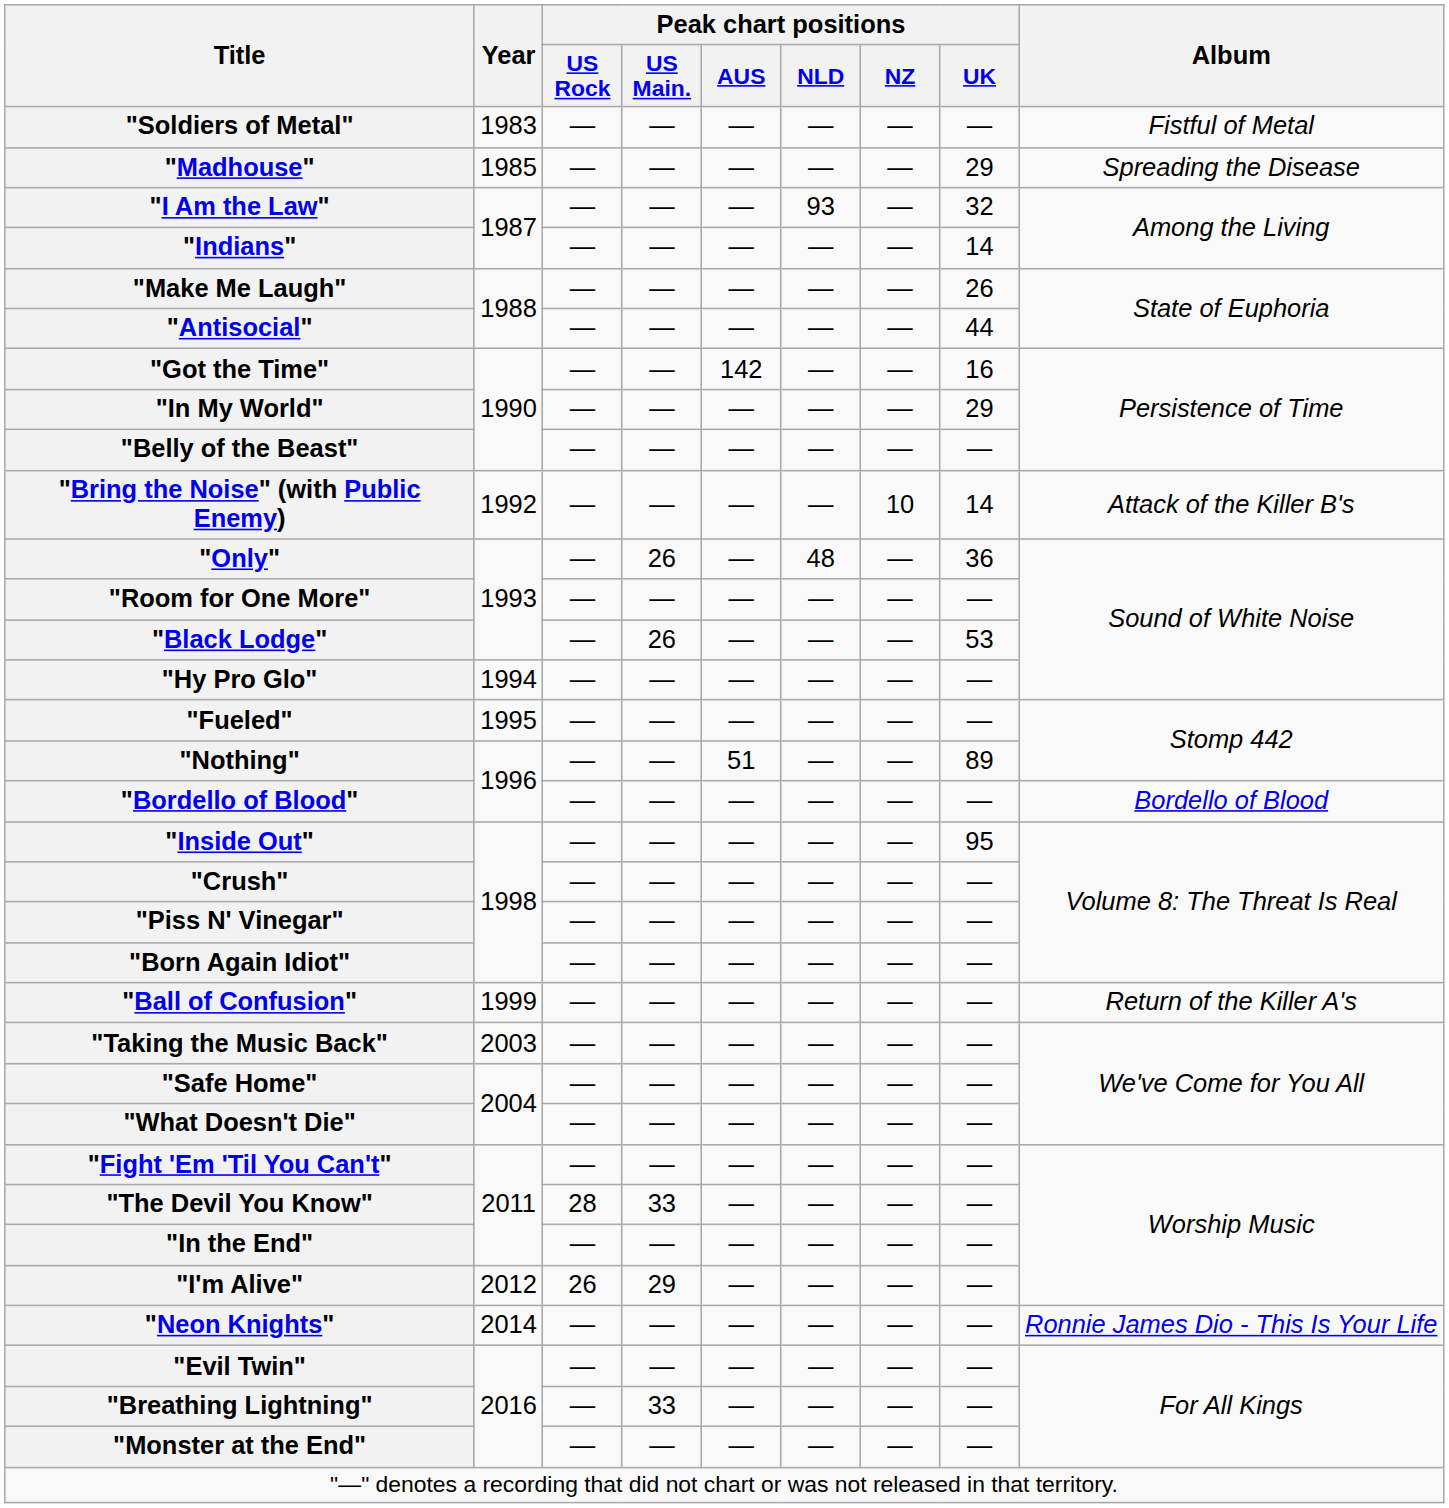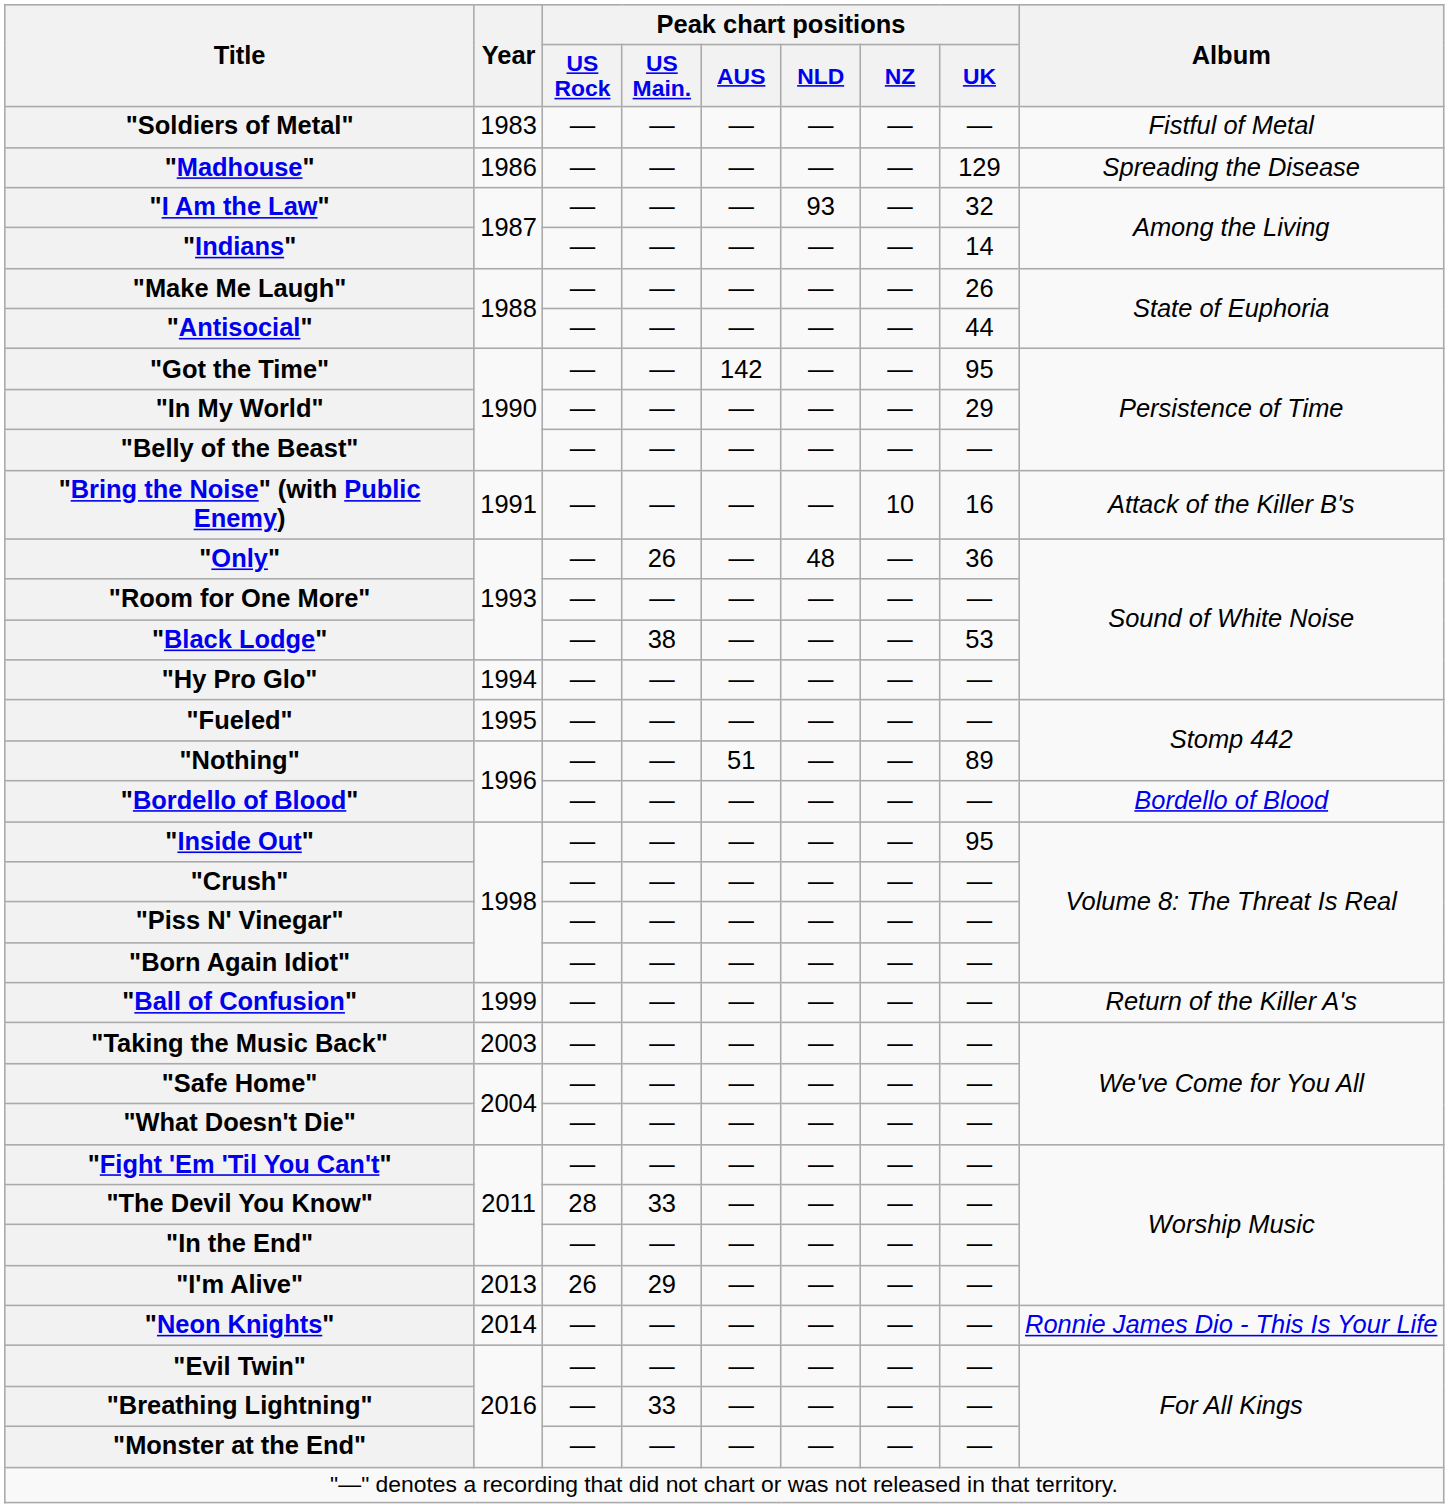(509, 166) 1985 -> (509, 166) 1986
(979, 166) 29 -> (979, 166) 129
(979, 368) 16 -> (979, 368) 95
(509, 504) 1992 -> (509, 504) 1991
(979, 504) 14 -> (979, 504) 16
(662, 639) 26 -> (662, 639) 38
(509, 1284) 2012 -> (509, 1284) 2013
